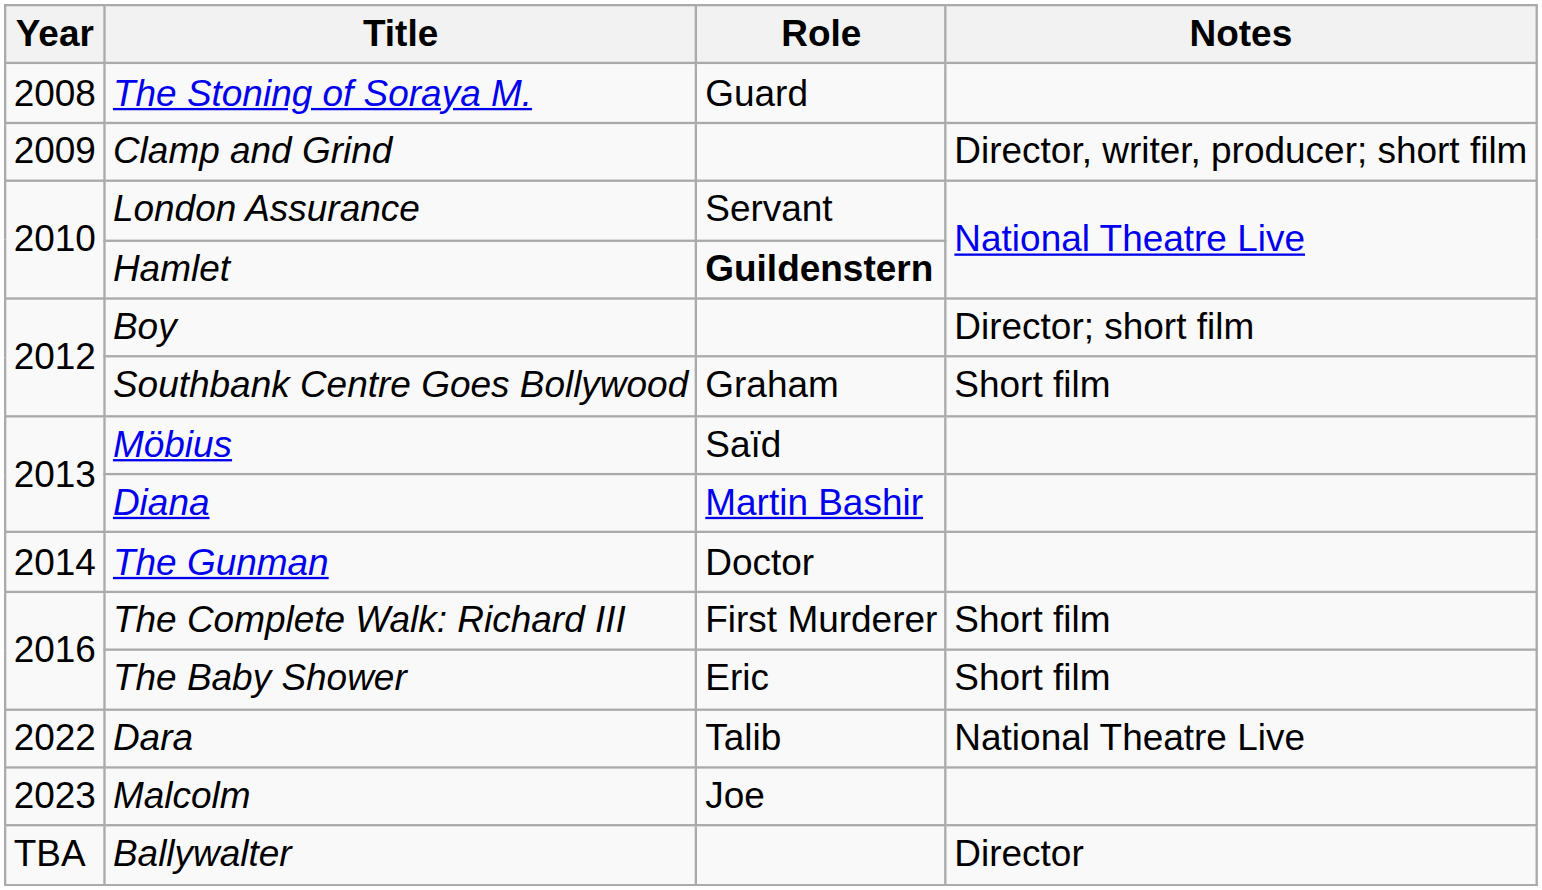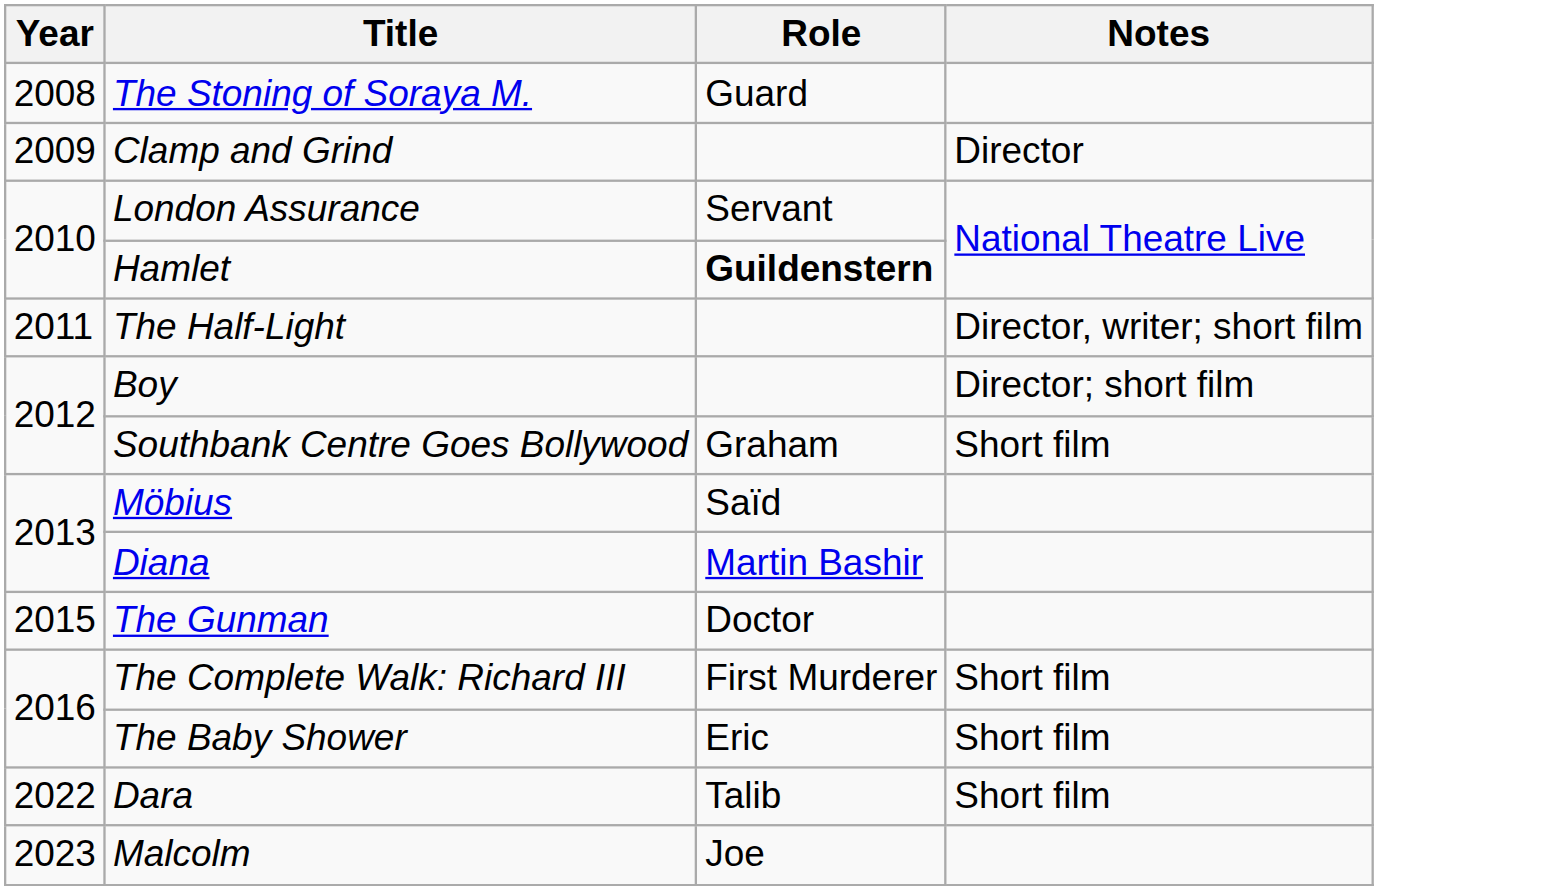(1241, 151) Director, writer, producer; short film -> (1019, 151) Director
+ row: (229, 326)
(55, 561) 2014 -> (55, 619) 2015
(1130, 737) National Theatre Live -> (1032, 795) Short film
- row: (202, 854)
